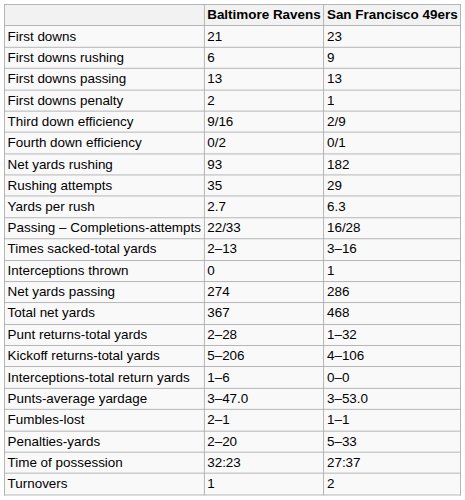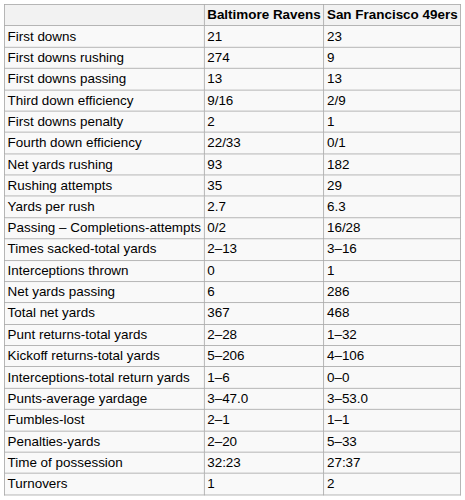(211, 57) 6 -> (218, 57) 274
rows swapped: (65, 100) <-> (71, 121)
(217, 143) 0/2 -> (224, 143) 22/33
(224, 228) 22/33 -> (217, 228) 0/2
(218, 292) 274 -> (211, 292) 6
